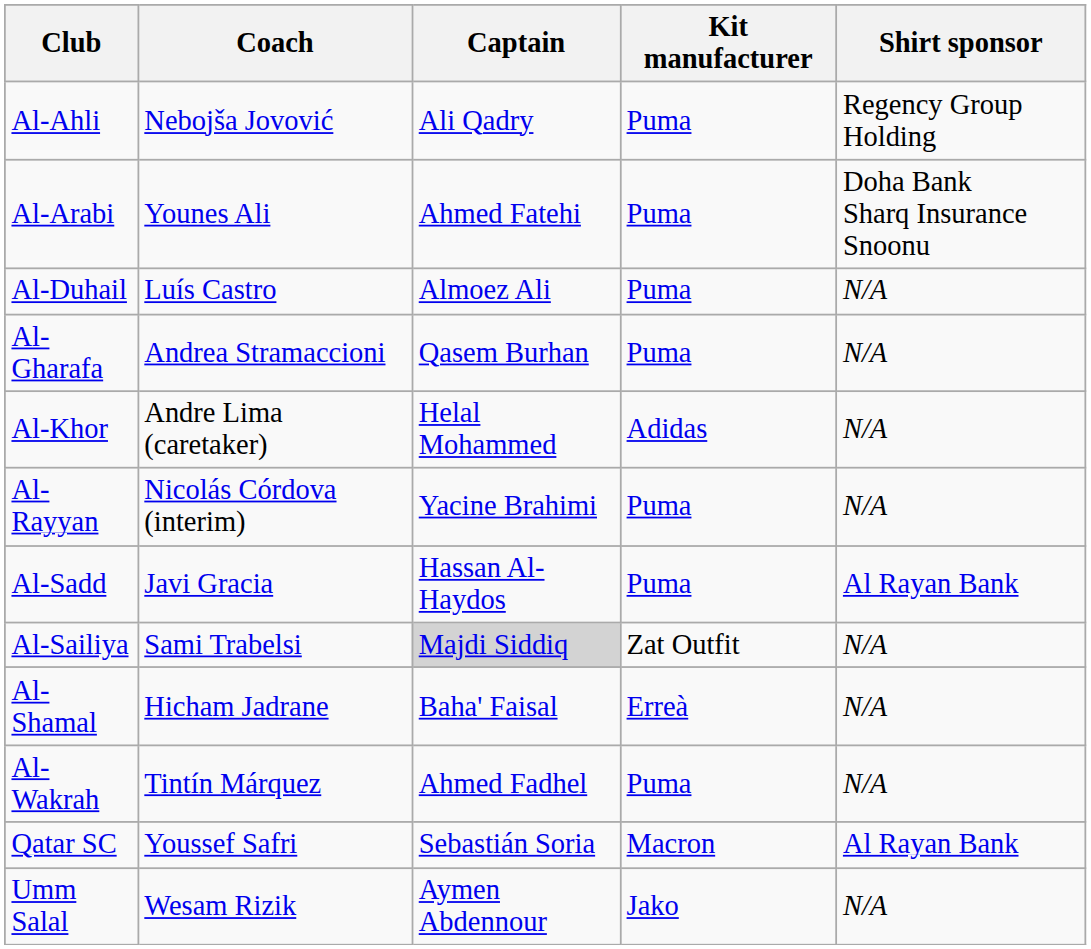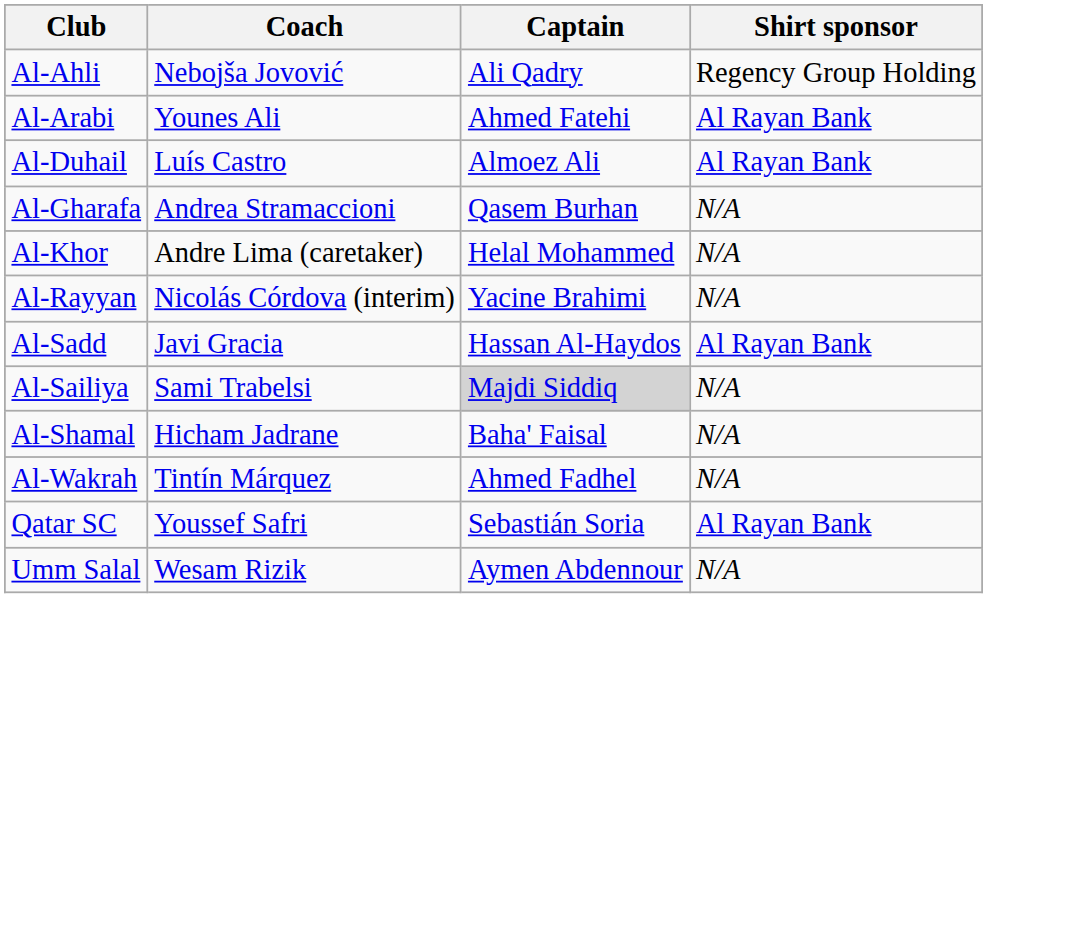- column: (728, 43)
(935, 213) Doha Bank Sharq Insurance Snoonu -> (784, 117) Al Rayan Bank
(865, 290) N/A -> (784, 162) Al Rayan Bank
